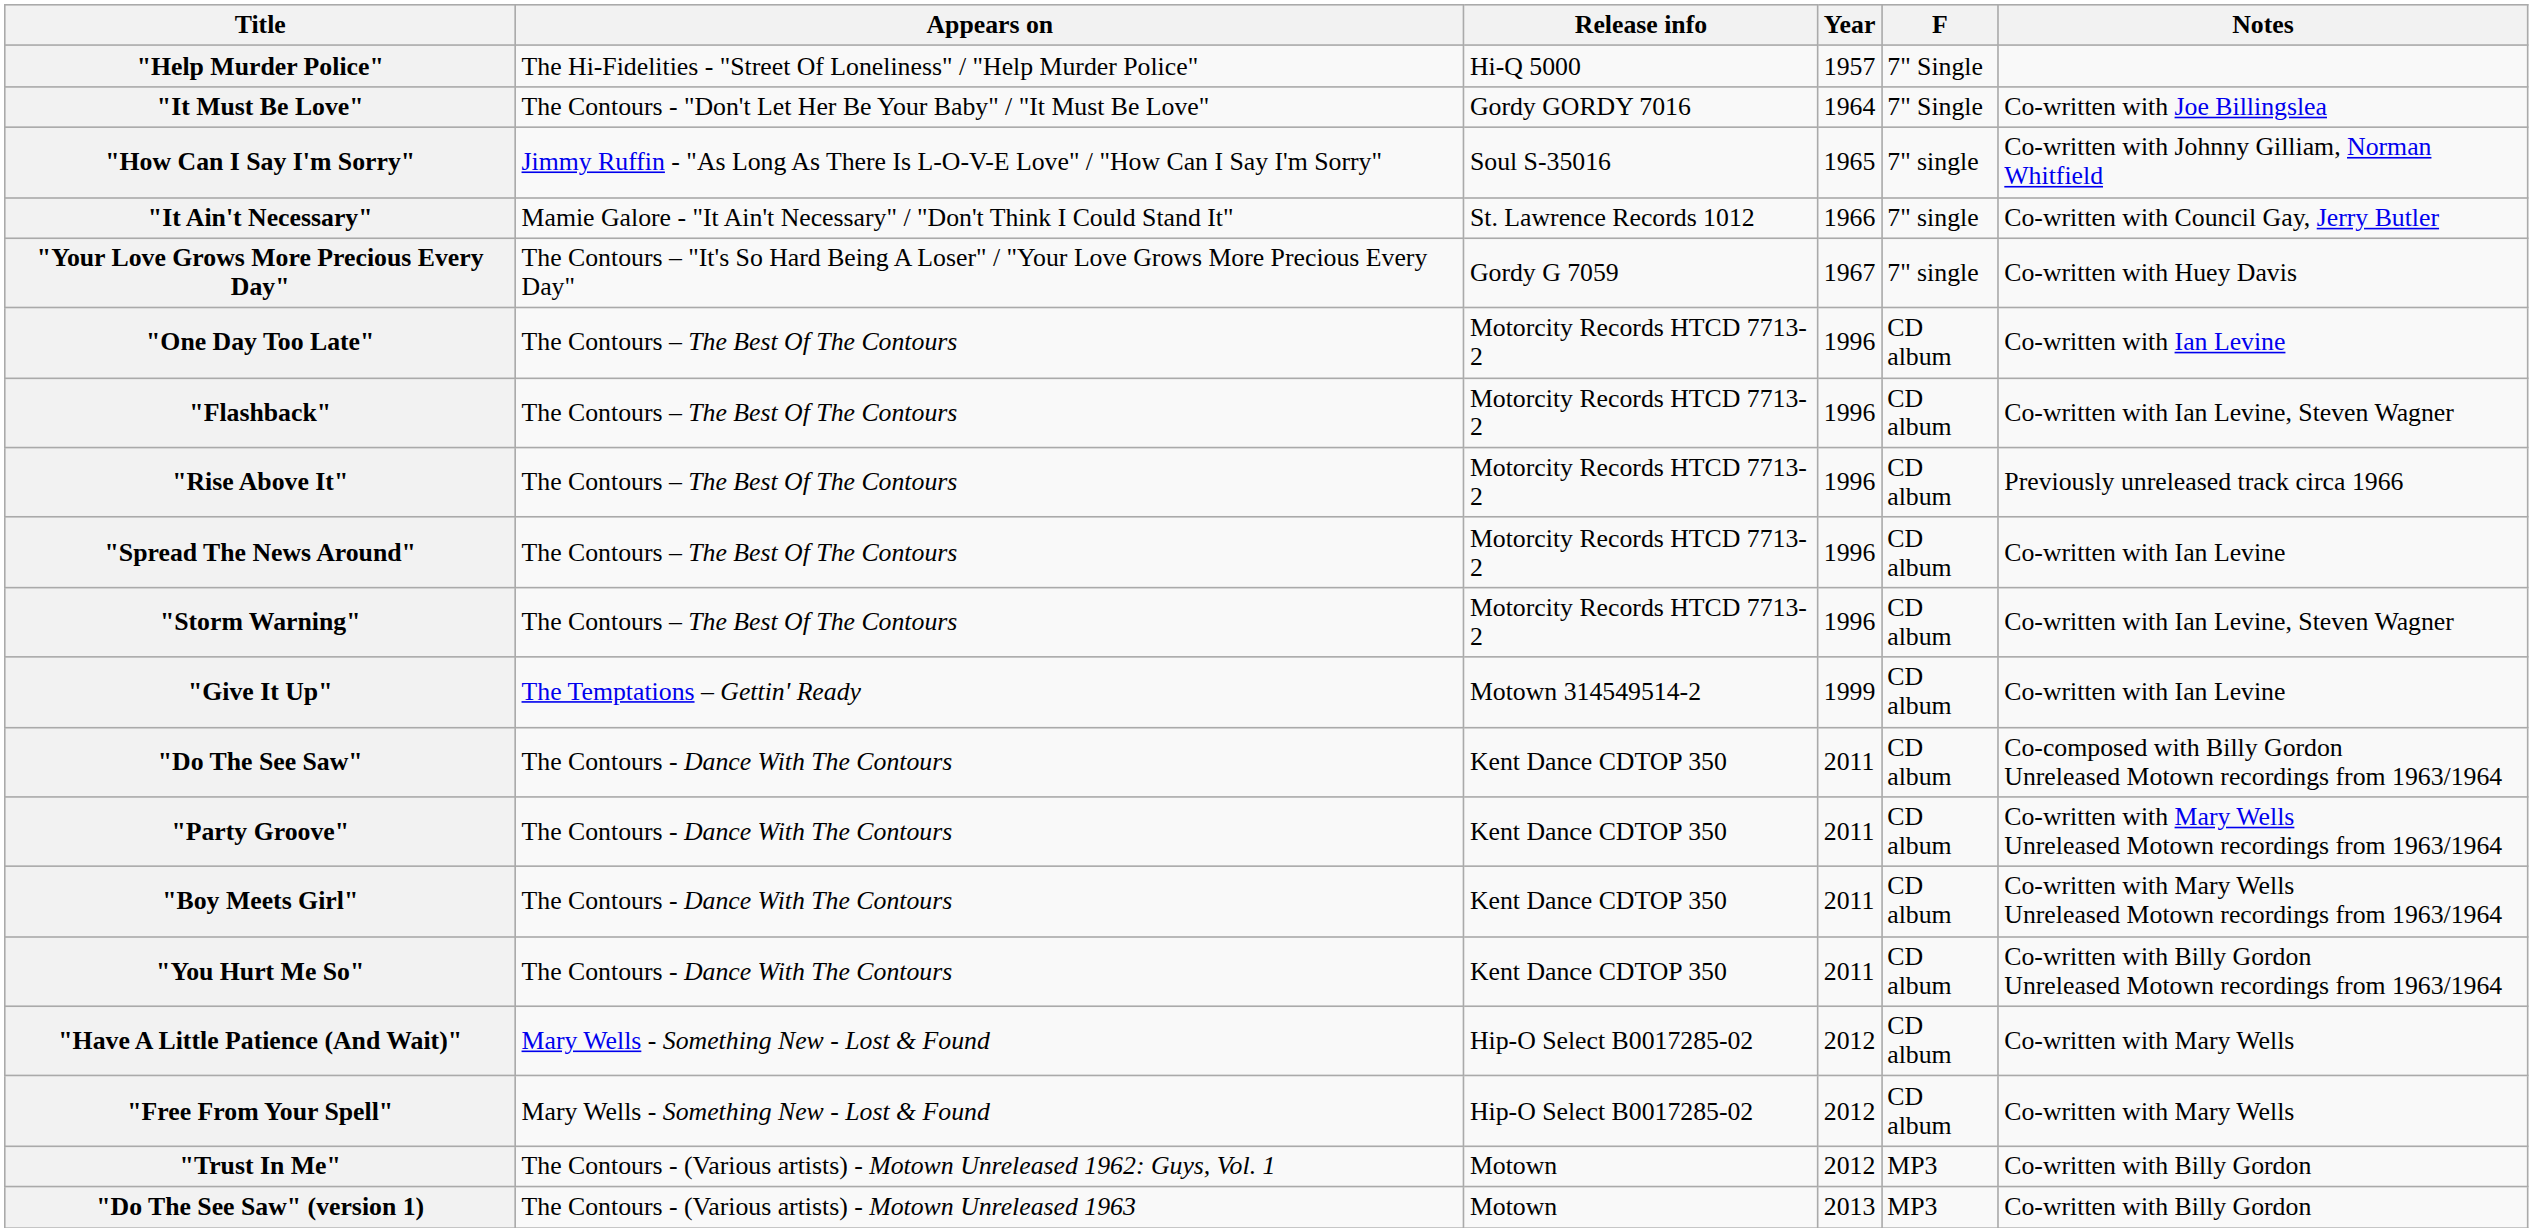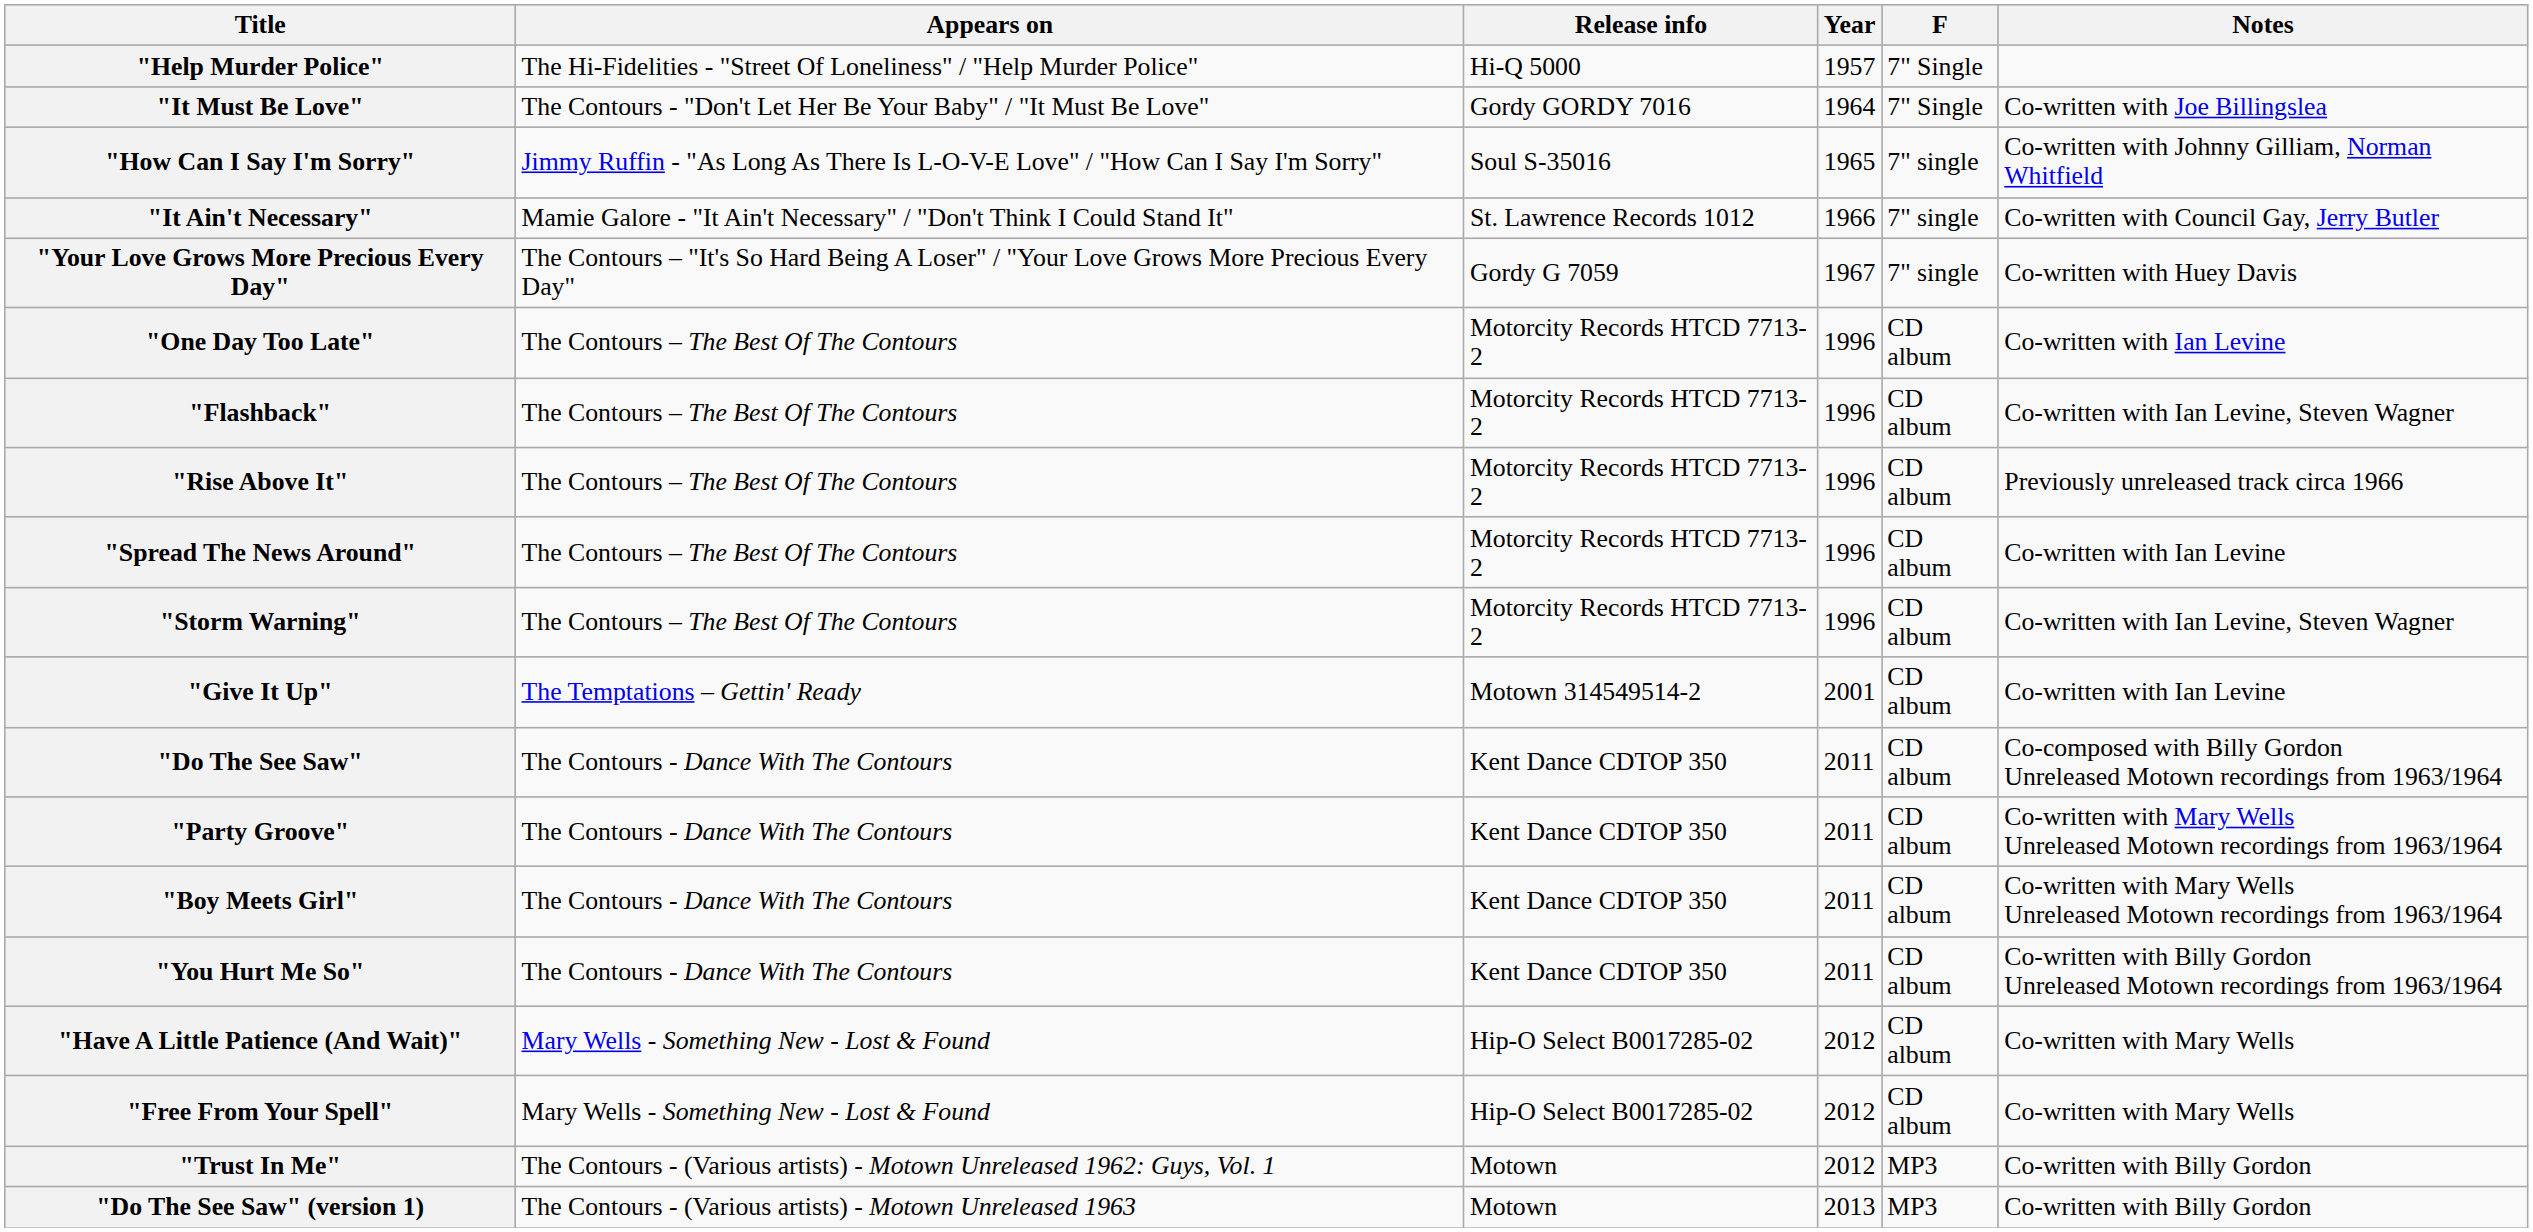(1850, 691) 1999 -> (1850, 691) 2001
